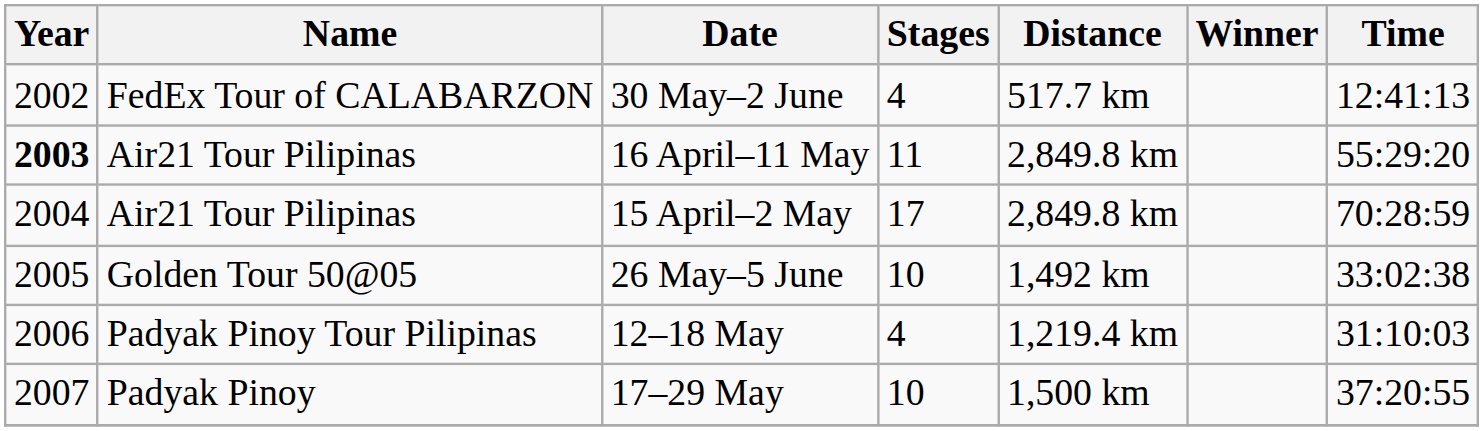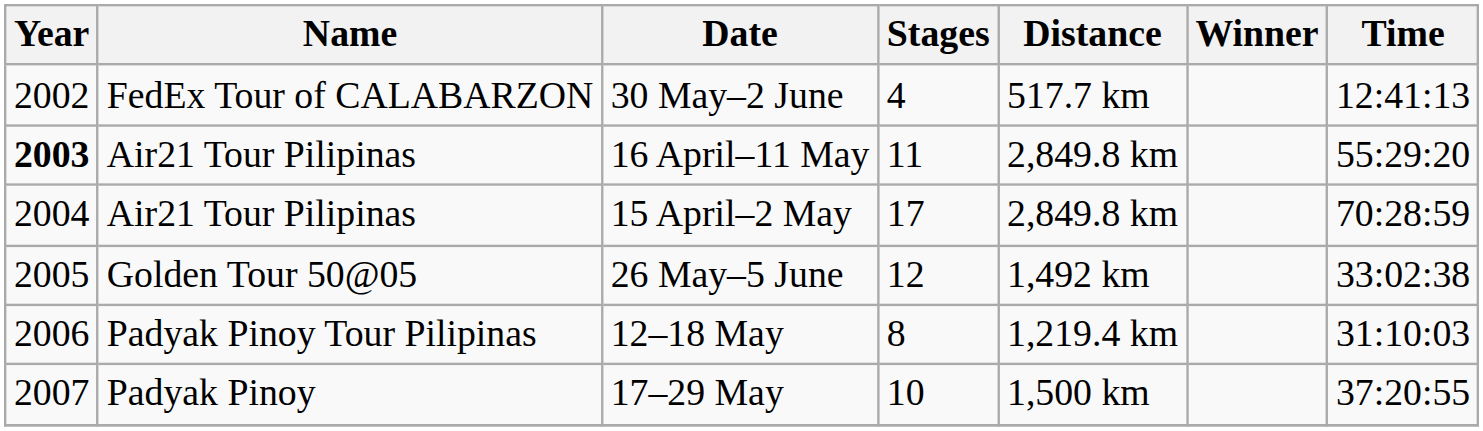(906, 273) 10 -> (906, 273) 12
(896, 333) 4 -> (896, 333) 8
